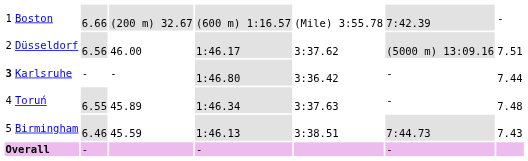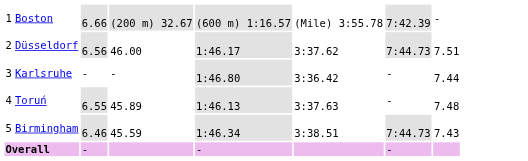(440, 51) (5000 m) 13:09.16 -> (408, 51) 7:44.73
(9, 73) bold -> (9, 73) normal
(218, 106) 1:46.34 -> (218, 106) 1:46.13
(218, 134) 1:46.13 -> (218, 134) 1:46.34
